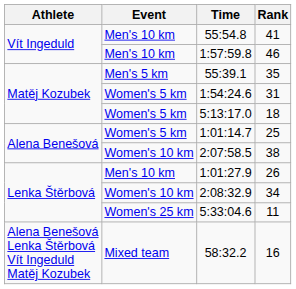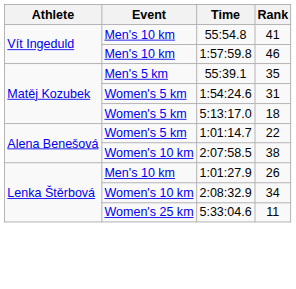(273, 133) 25 -> (273, 133) 22
- row: (226, 253)
